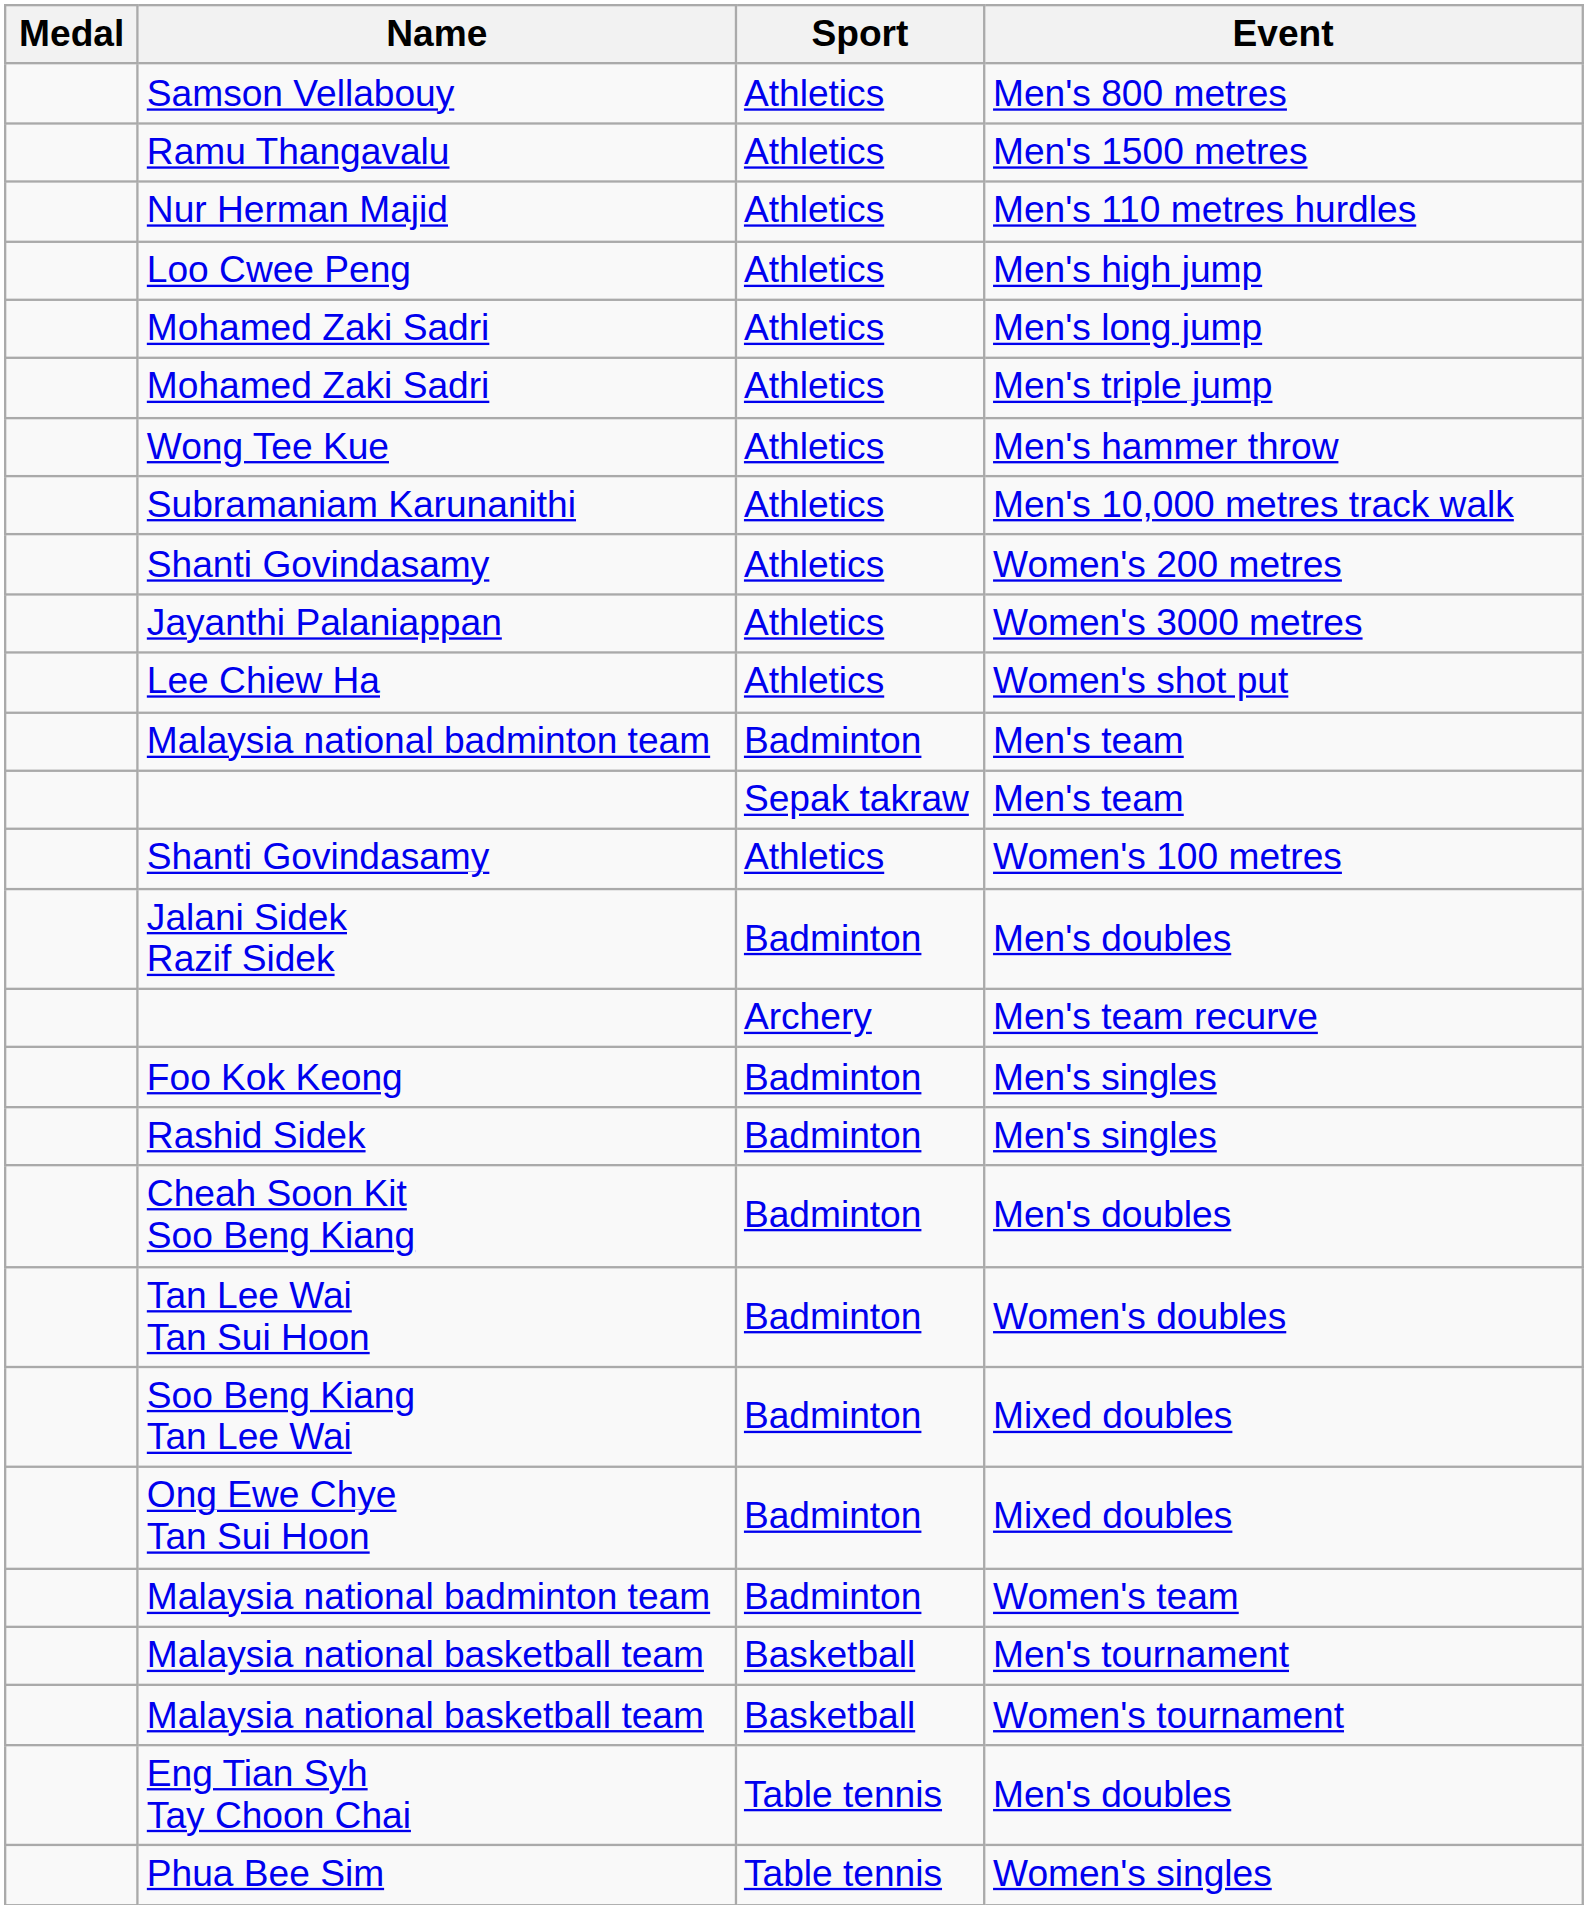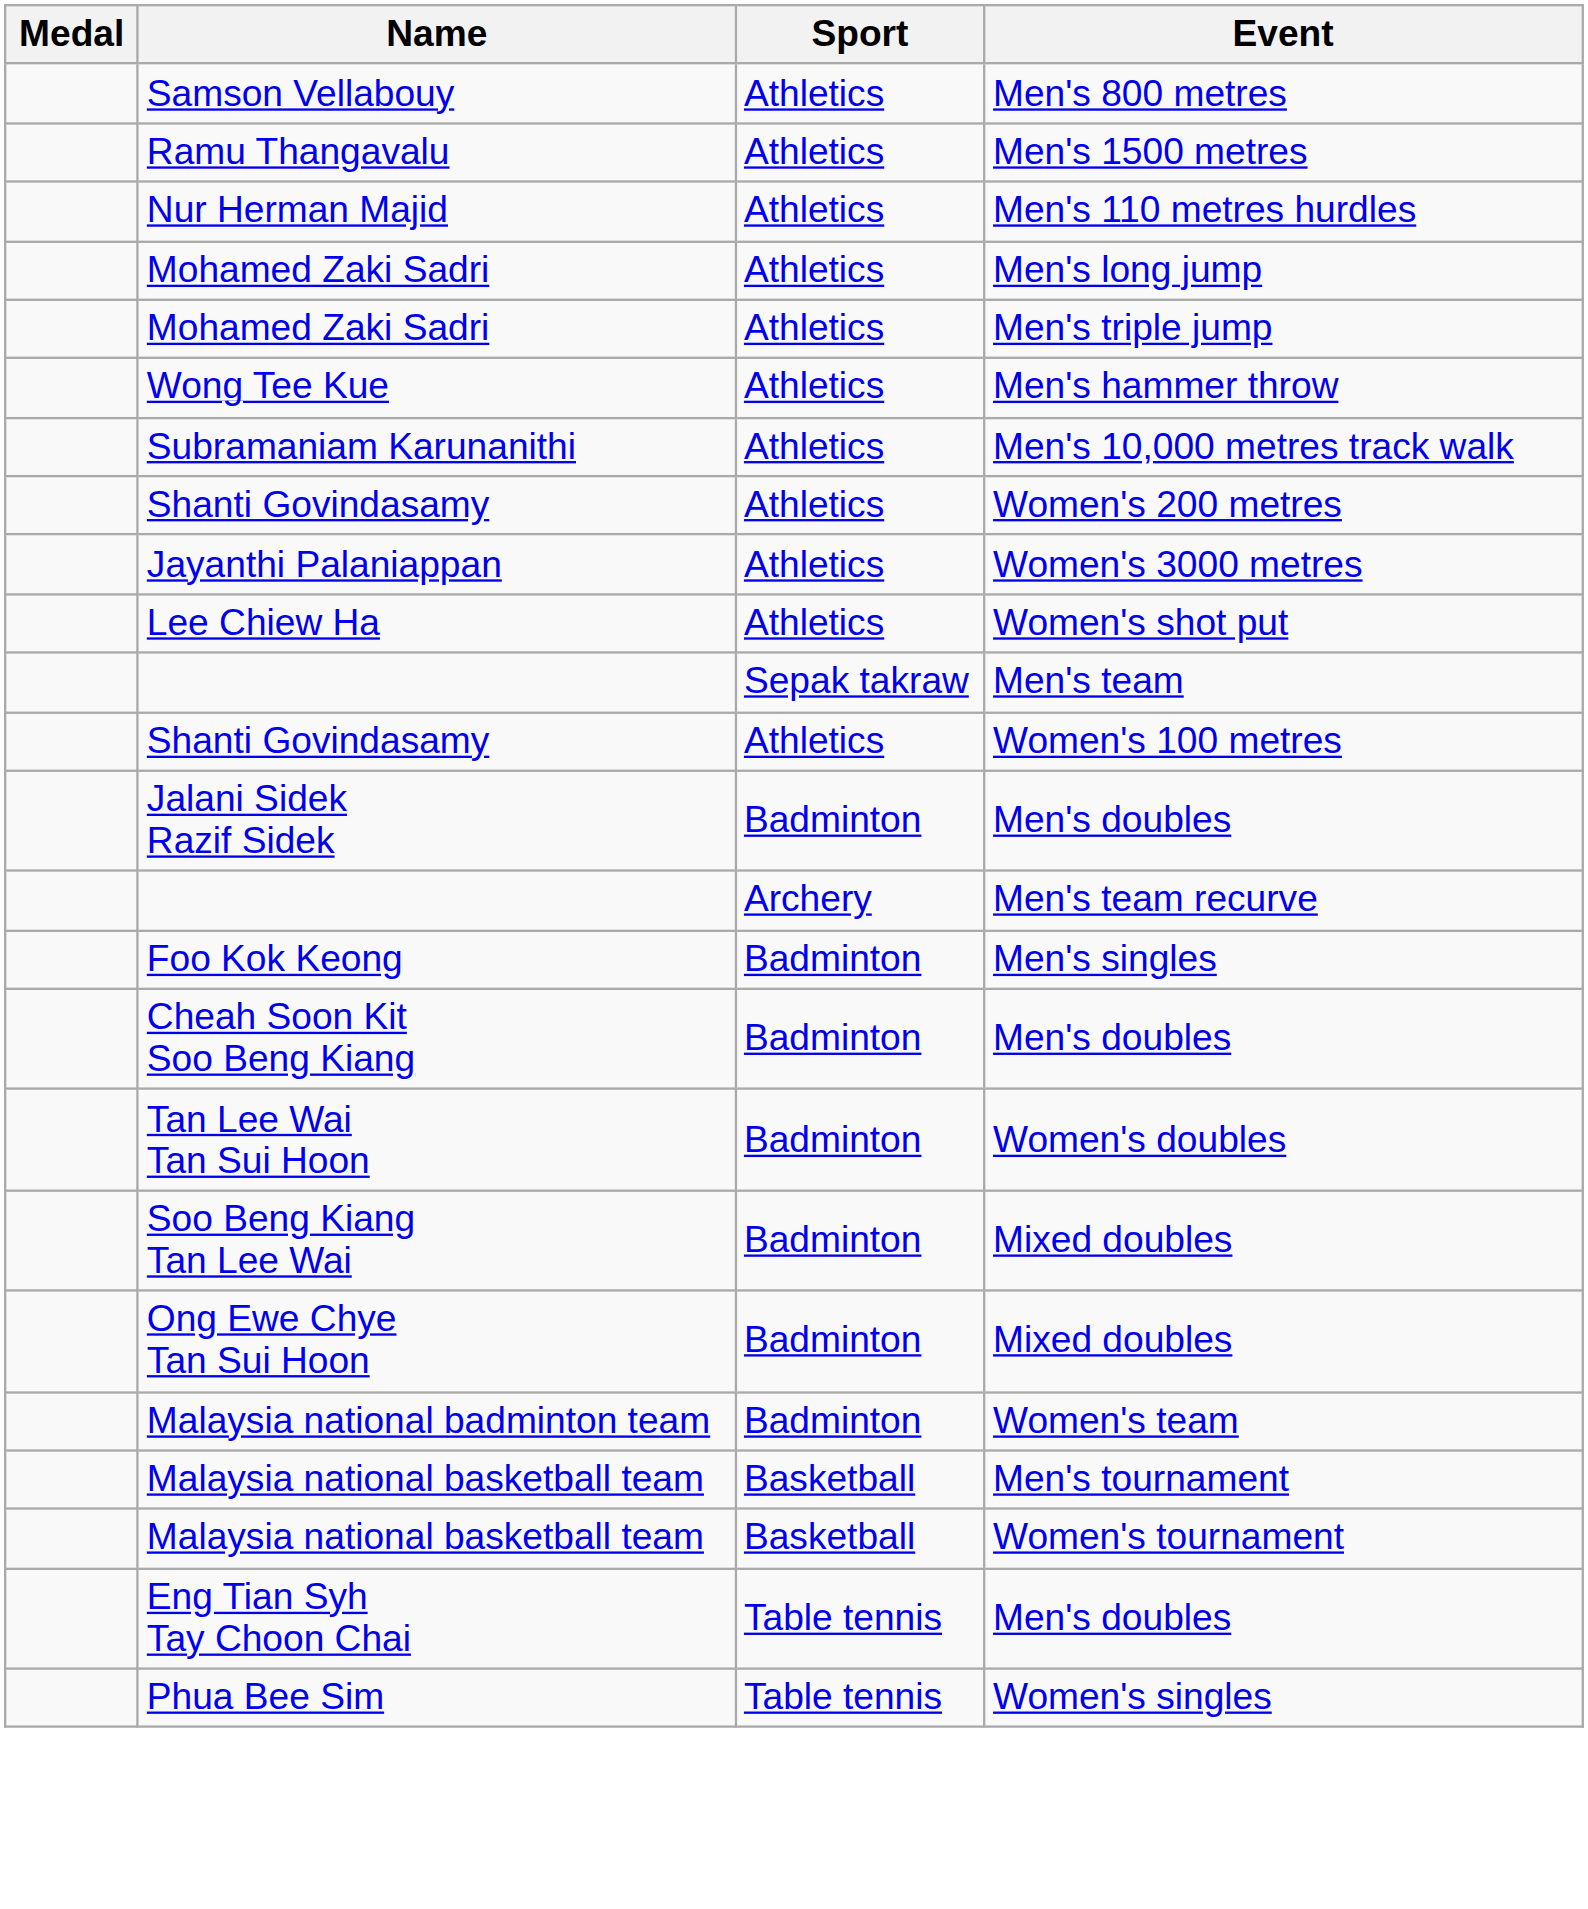- row: (279, 269)
- row: (428, 740)
- row: (256, 1135)
